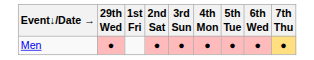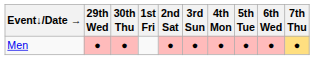+ column: (125, 20)
